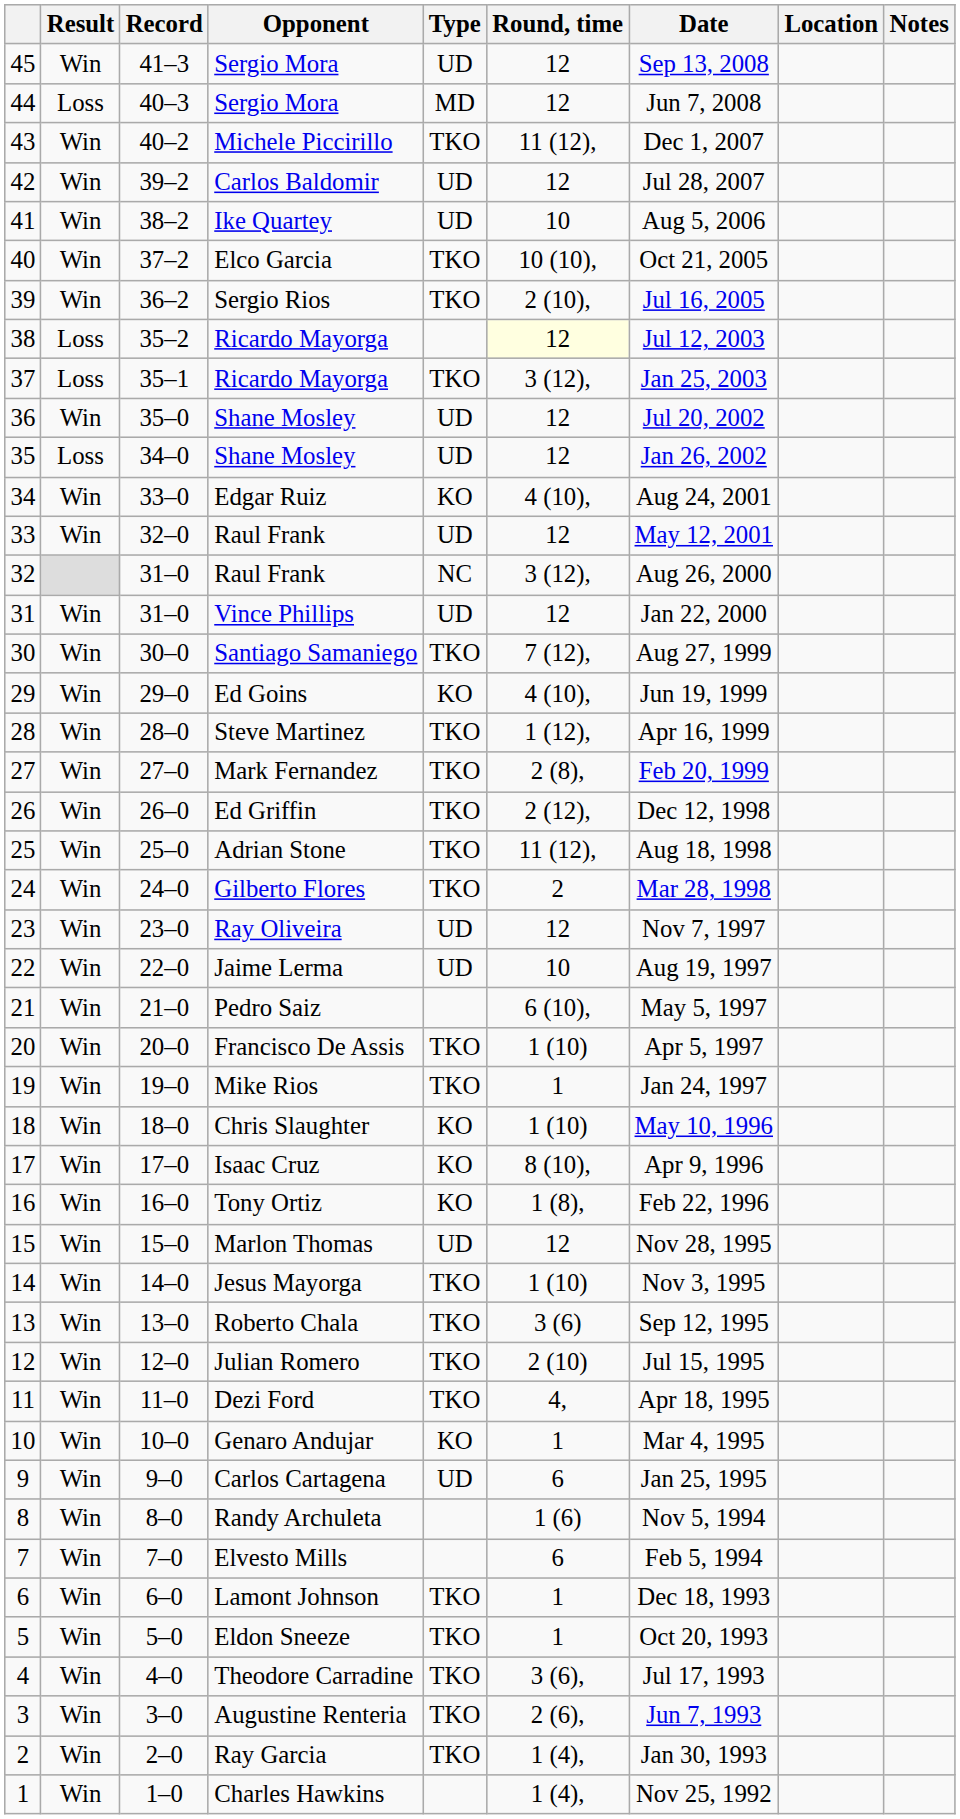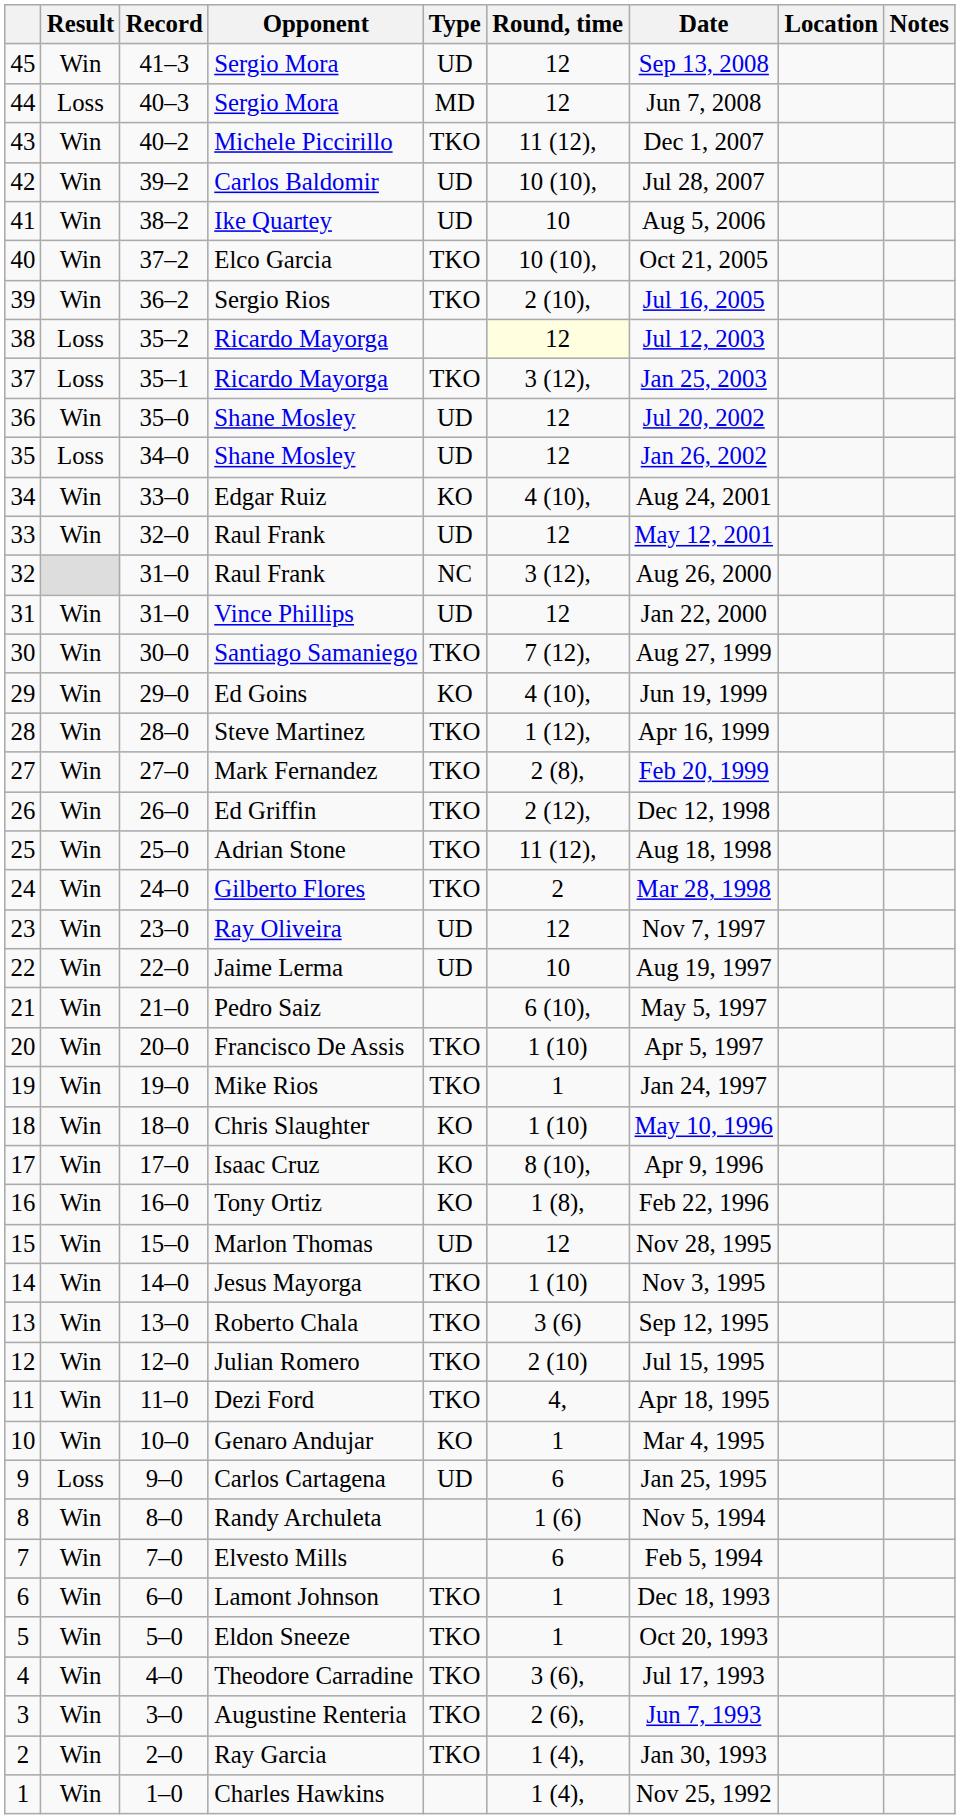(558, 181) 12 -> (558, 181) 10 (10),
(80, 1479) Win -> (80, 1479) Loss
